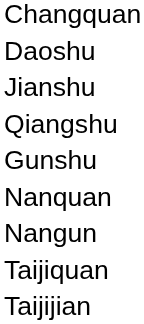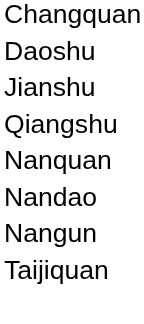- row: (50, 160)
+ row: (50, 197)
- row: (48, 306)
